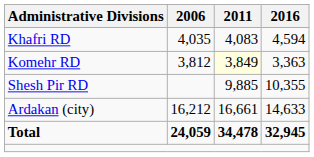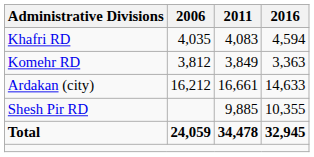(242, 62) lightyellow background -> (242, 62) no background
rows swapped: (48, 86) <-> (51, 109)
